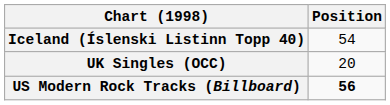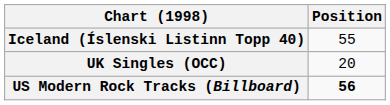(347, 40) 54 -> (347, 40) 55
